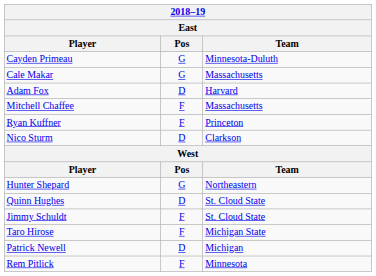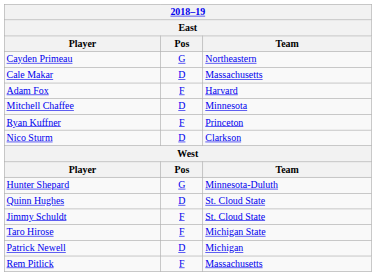(242, 59) Minnesota-Duluth -> (231, 59) Northeastern
(182, 75) G -> (182, 75) D
(182, 91) D -> (182, 91) F
(182, 106) F -> (182, 106) D
(234, 106) Massachusetts -> (226, 106) Minnesota
(231, 185) Northeastern -> (242, 185) Minnesota-Duluth
(226, 264) Minnesota -> (234, 264) Massachusetts
